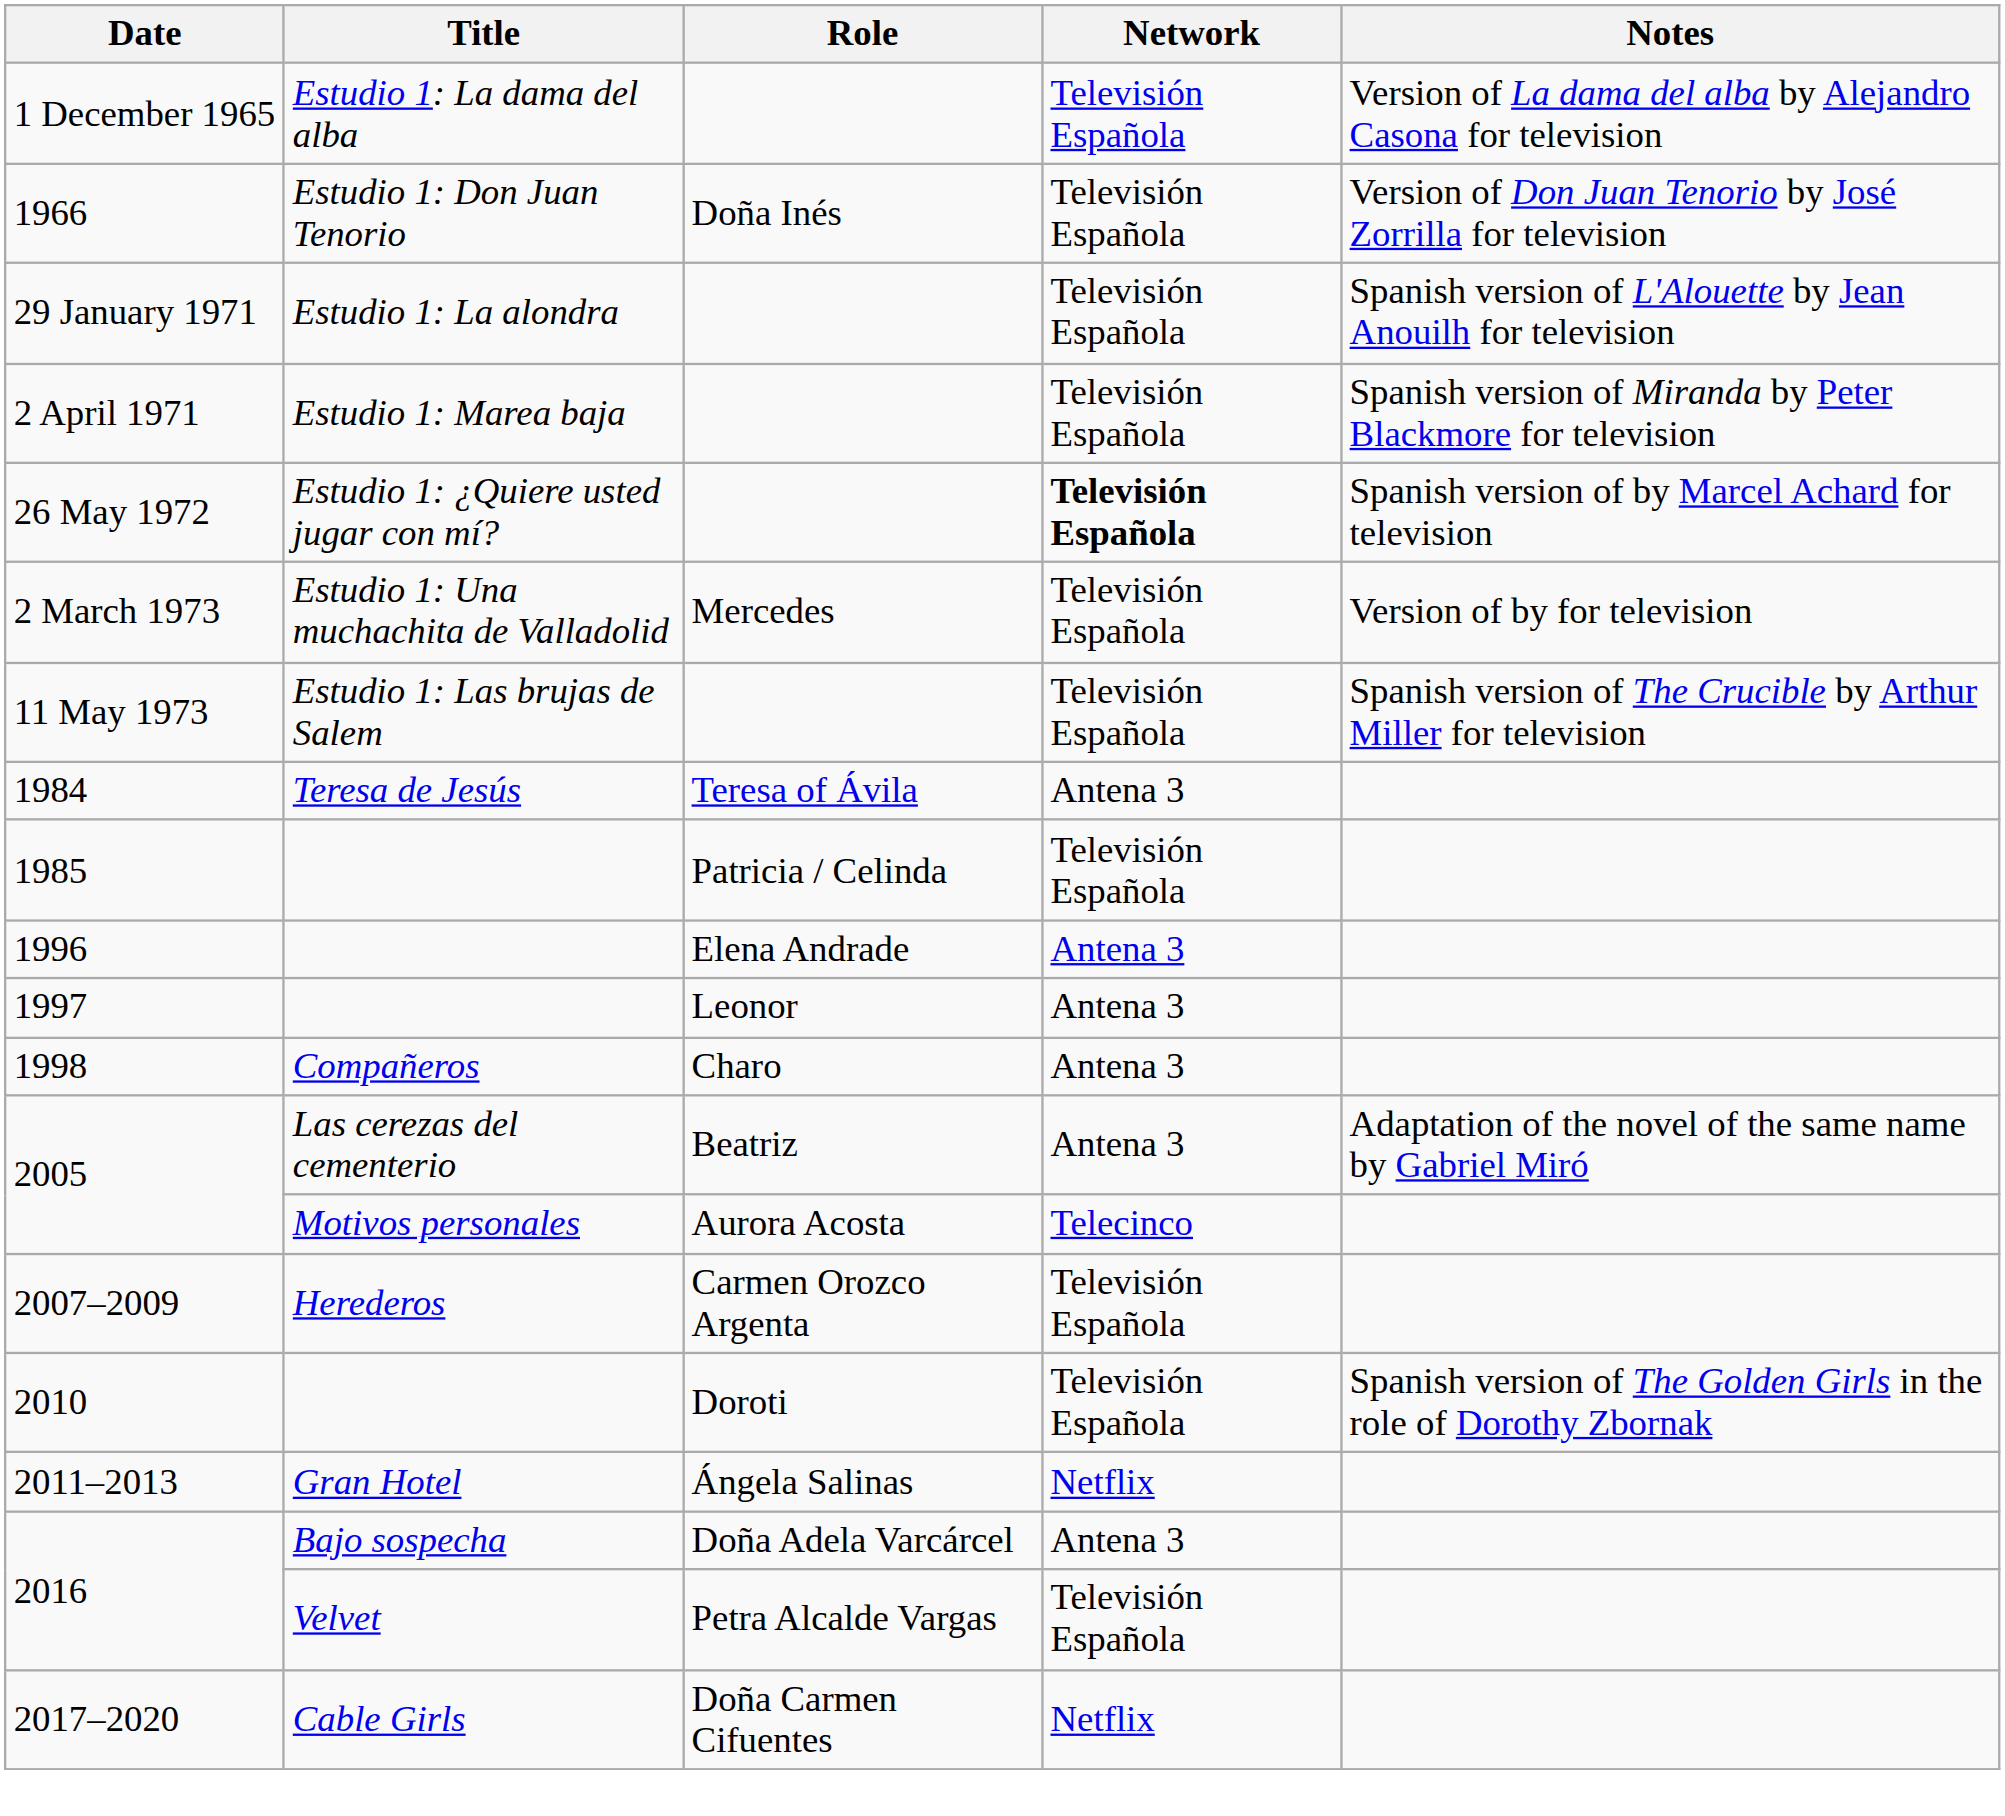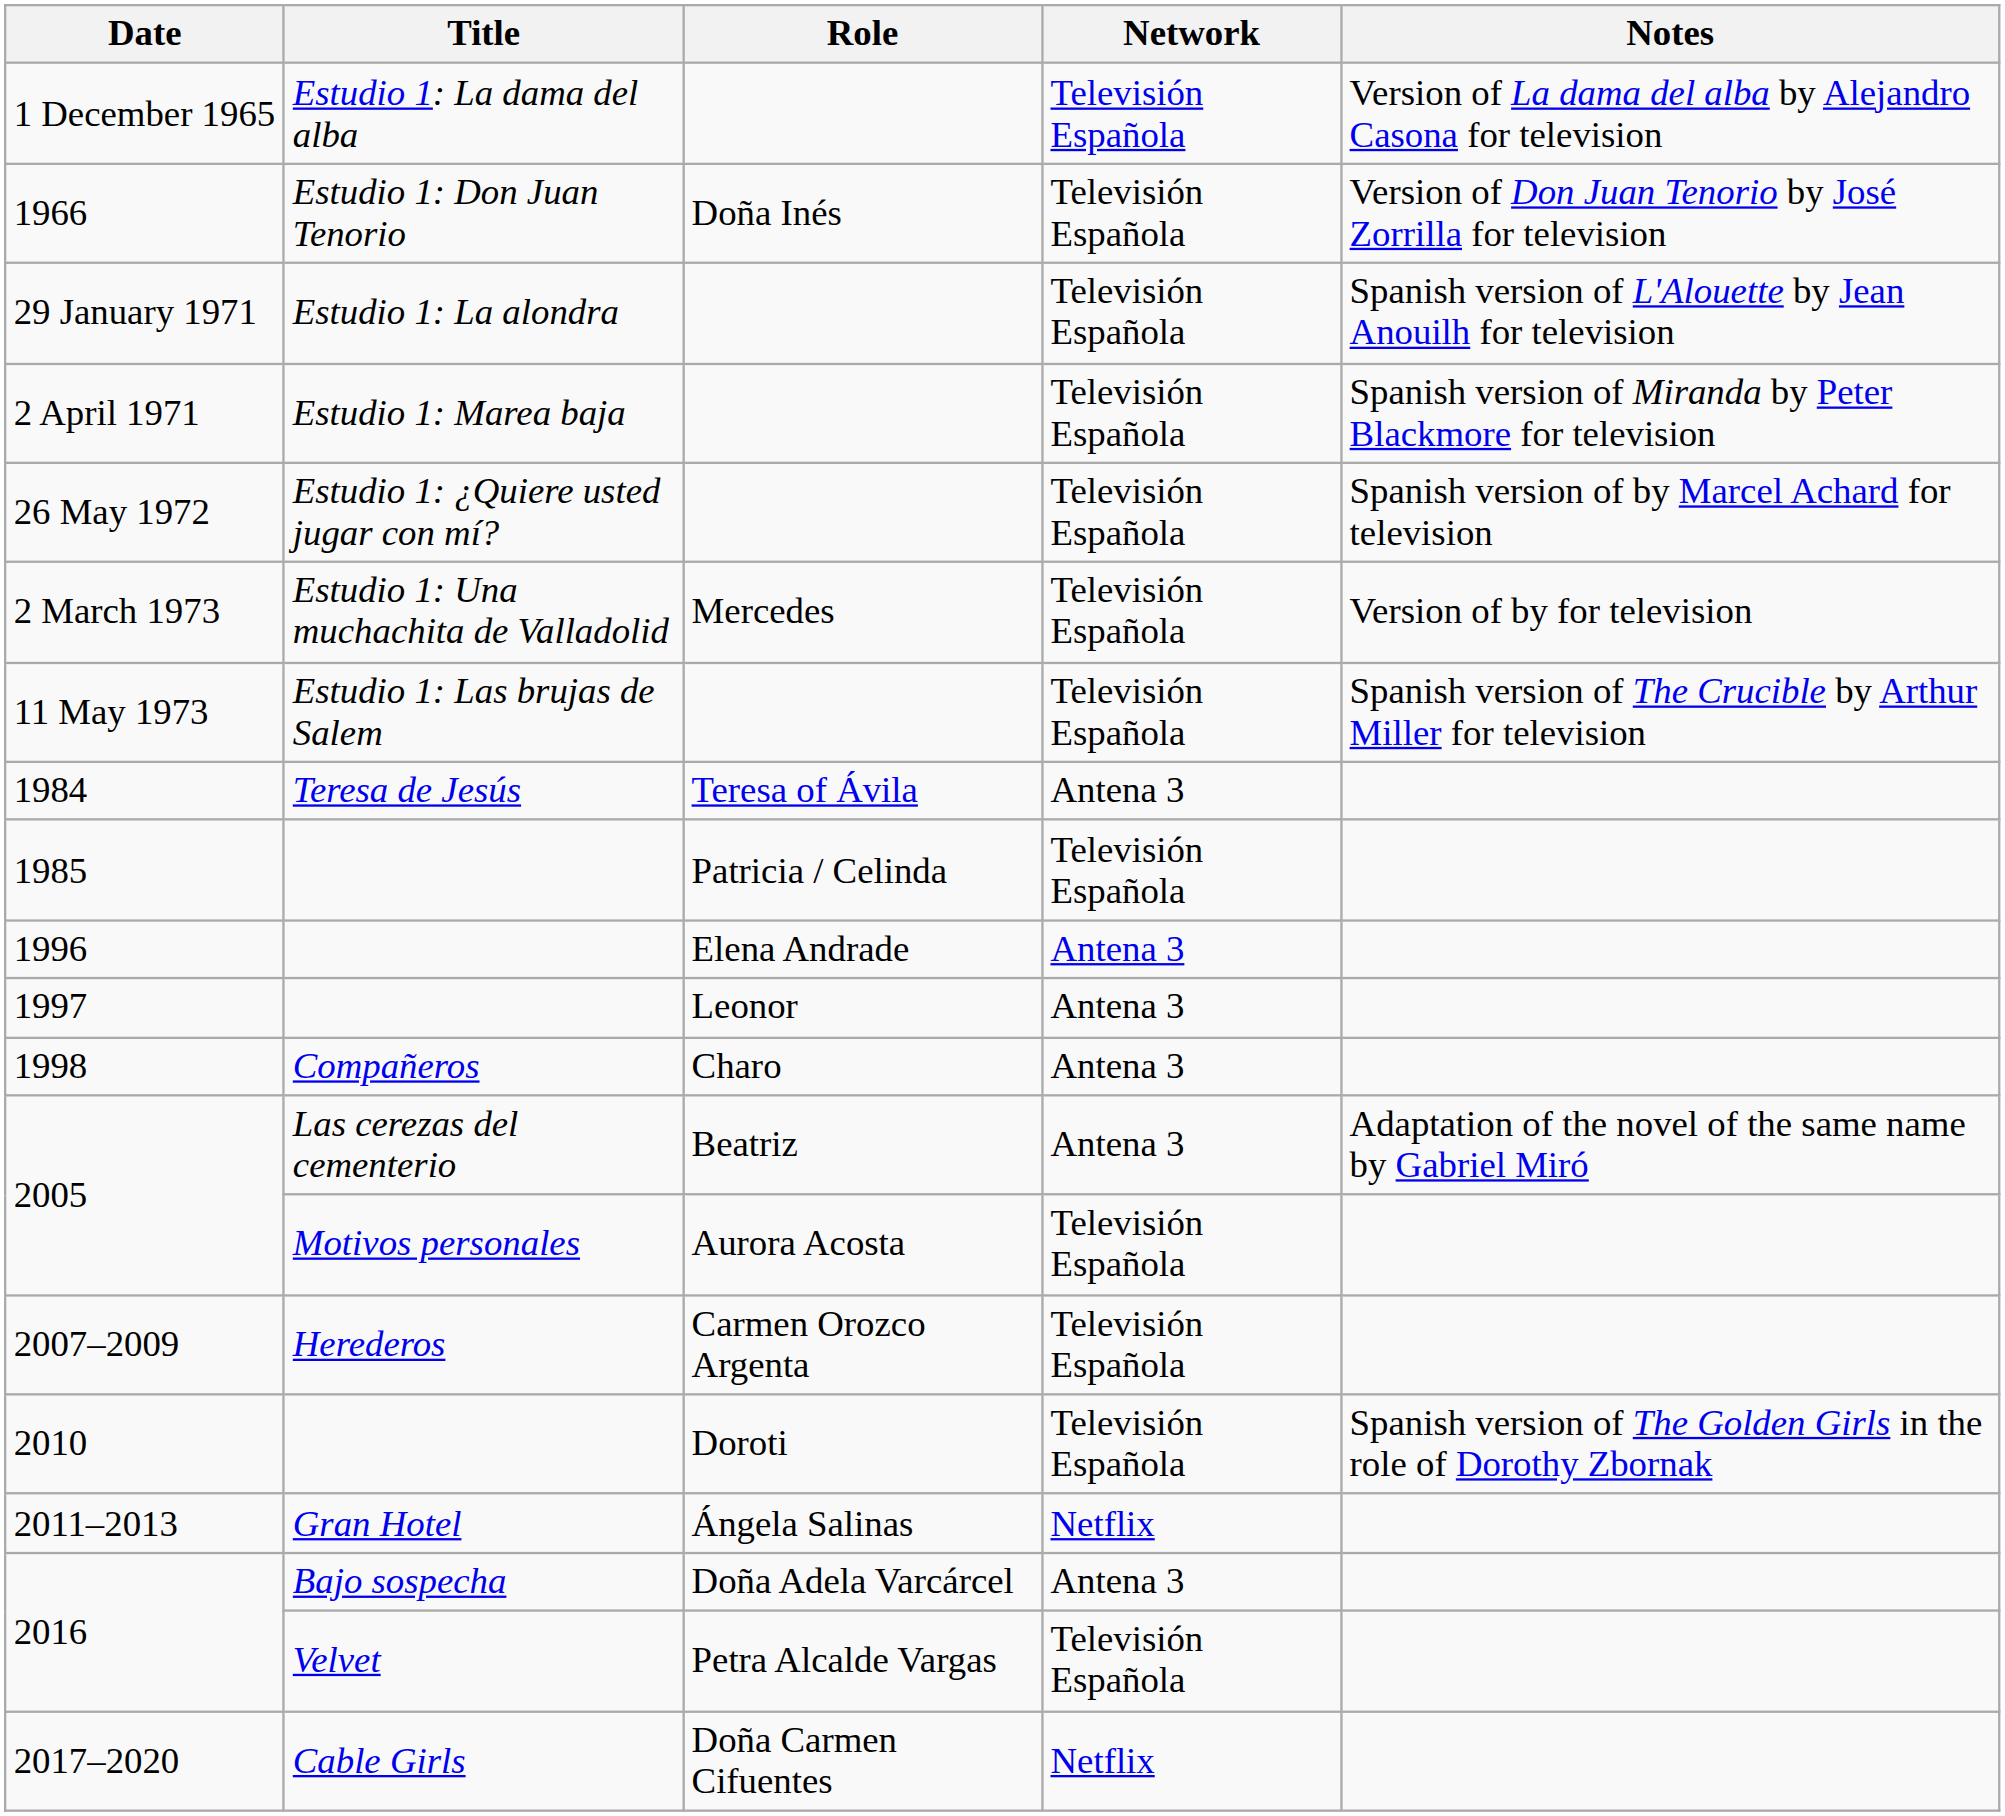(1129, 511) bold -> (1127, 511) normal
(1122, 1223) Telecinco -> (1127, 1244) Televisión Española
